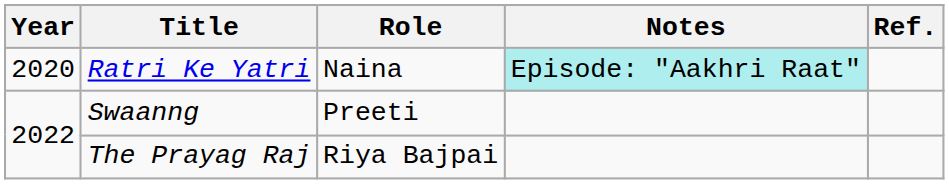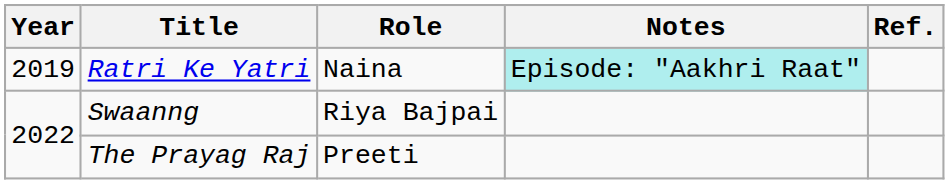(43, 70) 2020 -> (43, 70) 2019
(371, 113) Preeti -> (411, 113) Riya Bajpai
(411, 156) Riya Bajpai -> (371, 156) Preeti
